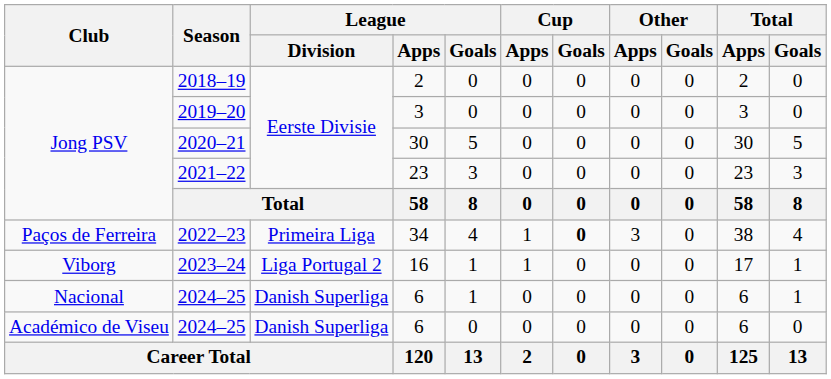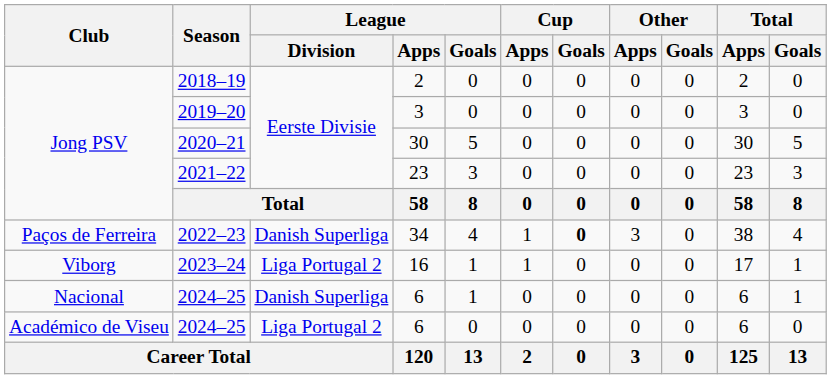(321, 234) Primeira Liga -> (321, 234) Danish Superliga
(321, 326) Danish Superliga -> (321, 326) Liga Portugal 2
